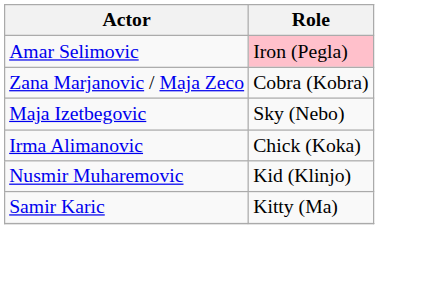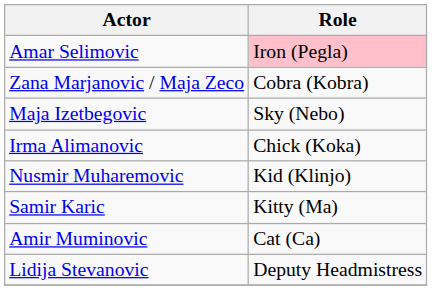+ row: (78, 238)
+ row: (79, 269)
